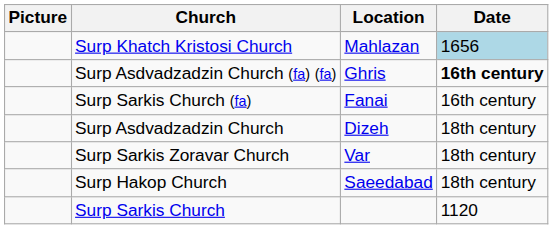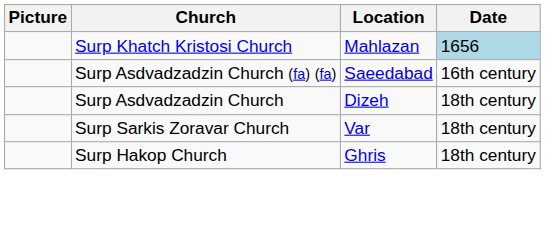(365, 73) Ghris -> (389, 73) Saeedabad
(492, 73) bold -> (488, 73) normal
- row: (163, 100)
(389, 182) Saeedabad -> (365, 155) Ghris
- row: (150, 210)
